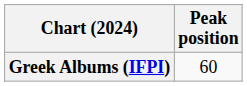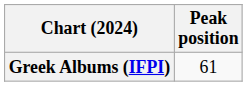(208, 66) 60 -> (208, 66) 61
